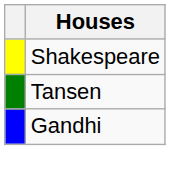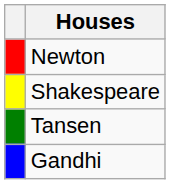+ row: (68, 56)
